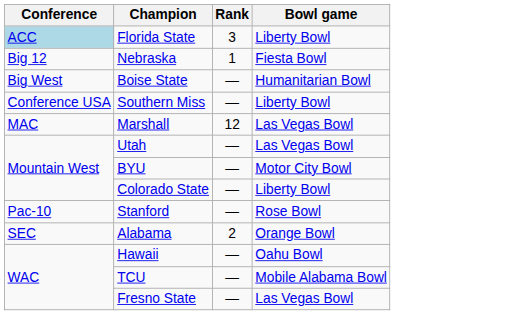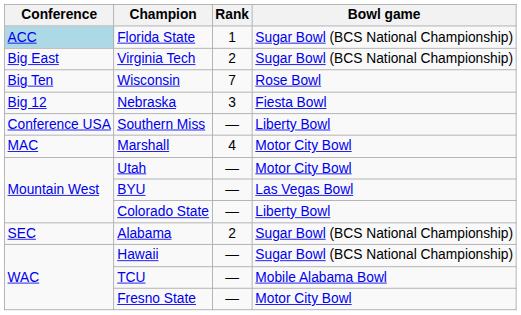(232, 37) 3 -> (232, 37) 1
(293, 37) Liberty Bowl -> (384, 37) Sugar Bowl (BCS National Championship)
+ row: (156, 59)
+ row: (149, 80)
(232, 59) 1 -> (232, 102) 3
- row: (152, 80)
(232, 124) 12 -> (232, 146) 4
(304, 124) Las Vegas Bowl -> (303, 146) Motor City Bowl
(304, 146) Las Vegas Bowl -> (303, 168) Motor City Bowl
(303, 168) Motor City Bowl -> (304, 189) Las Vegas Bowl
- row: (143, 211)
(295, 233) Orange Bowl -> (384, 233) Sugar Bowl (BCS National Championship)
(289, 255) Oahu Bowl -> (384, 255) Sugar Bowl (BCS National Championship)
(304, 299) Las Vegas Bowl -> (303, 299) Motor City Bowl
